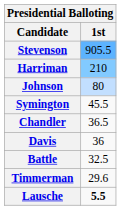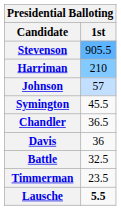(98, 86) 80 -> (98, 86) 57
(98, 178) 29.6 -> (98, 178) 23.5
